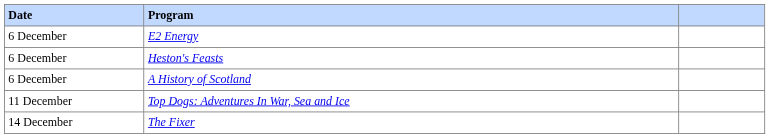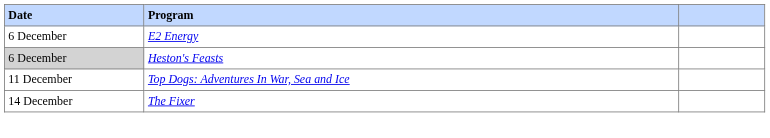(37, 58) no background -> (37, 58) lightgrey background
- row: (199, 79)
